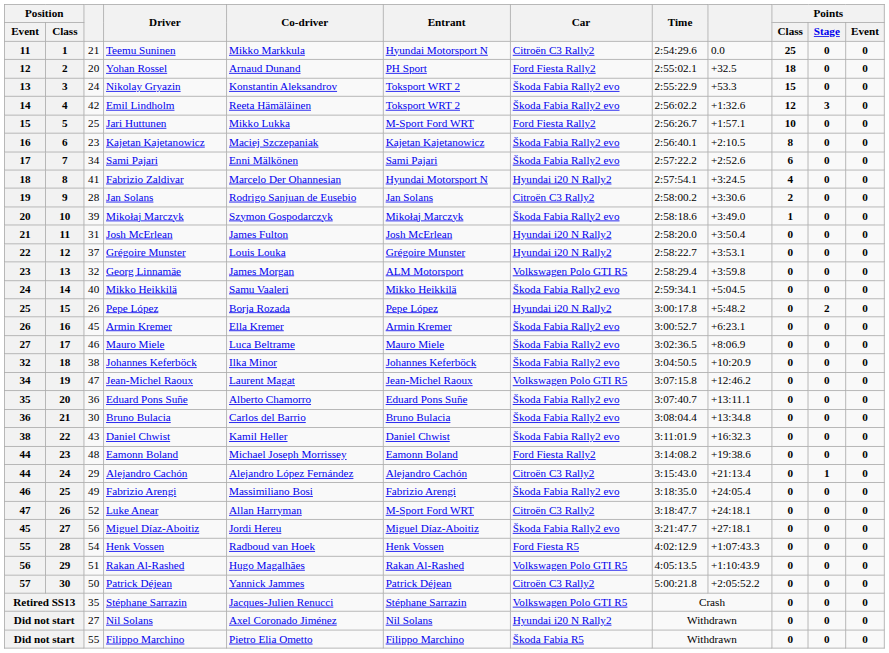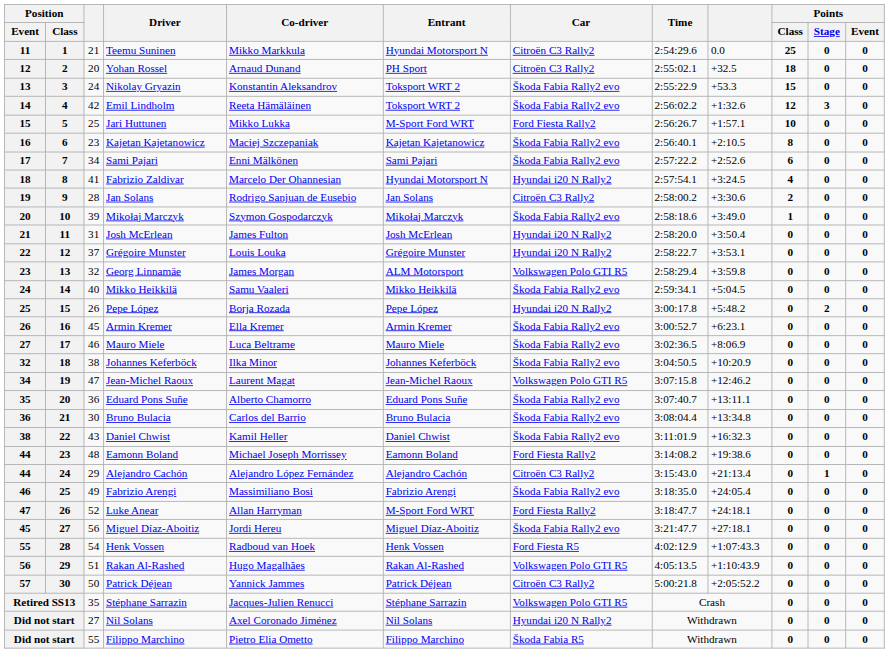(554, 68) Ford Fiesta Rally2 -> (554, 68) Citroën C3 Rally2
(554, 510) Citroën C3 Rally2 -> (554, 510) Ford Fiesta Rally2
